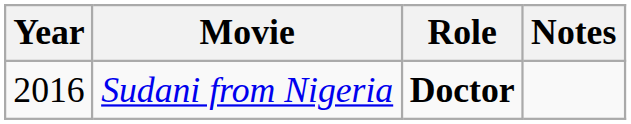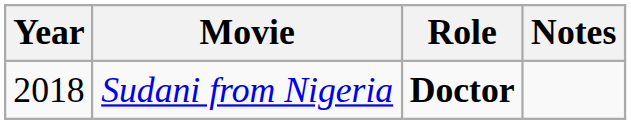(49, 89) 2016 -> (49, 89) 2018
